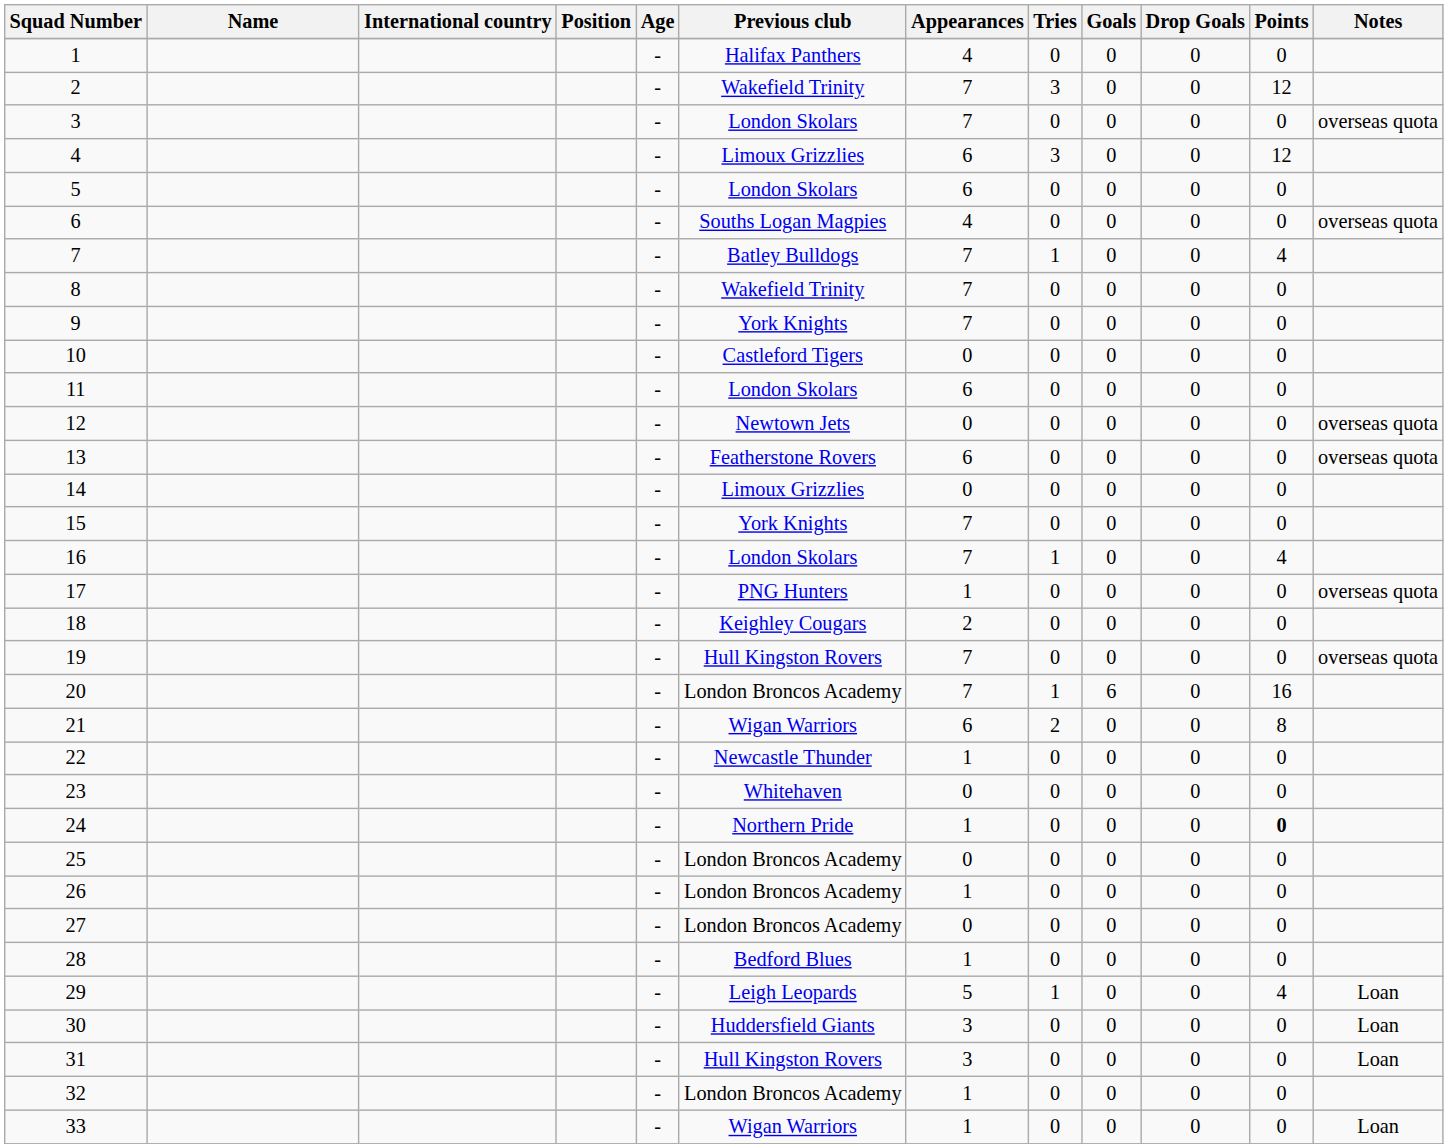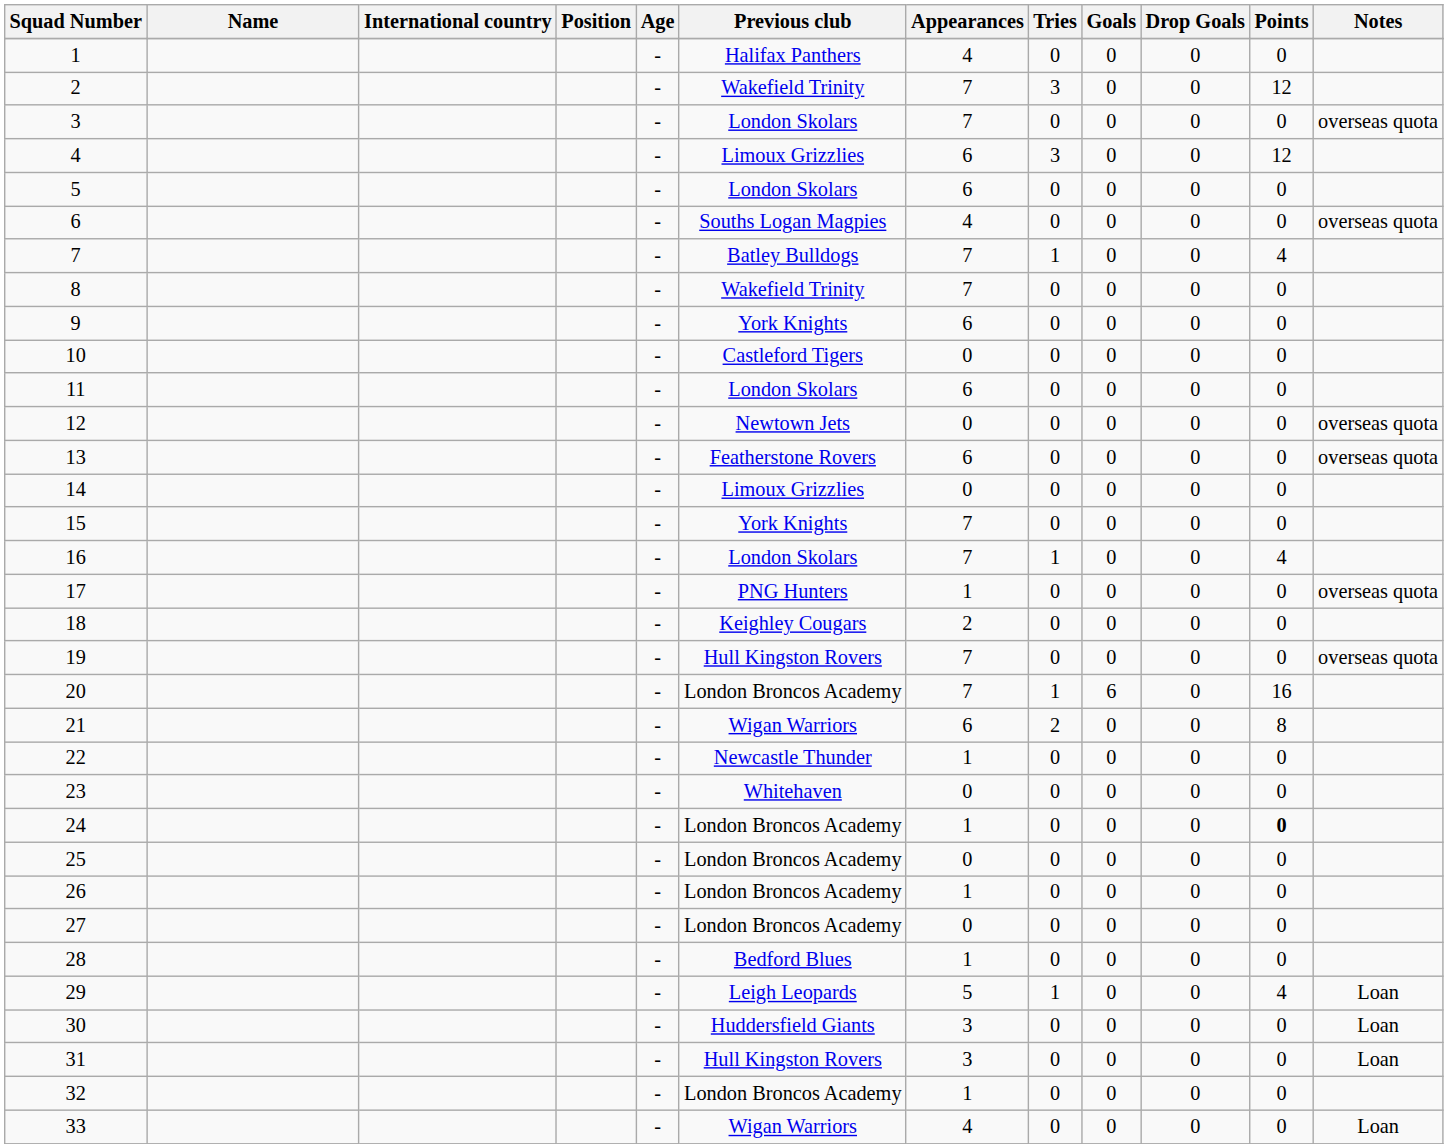(967, 323) 7 -> (967, 323) 6
(793, 825) Northern Pride -> (793, 825) London Broncos Academy
(967, 1126) 1 -> (967, 1126) 4
